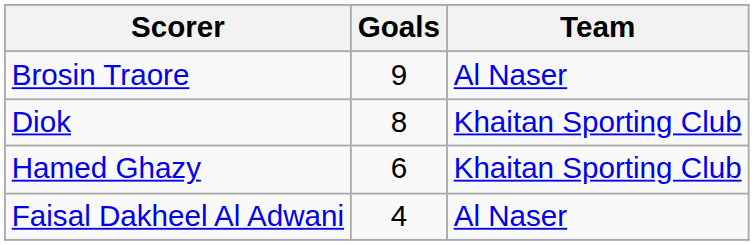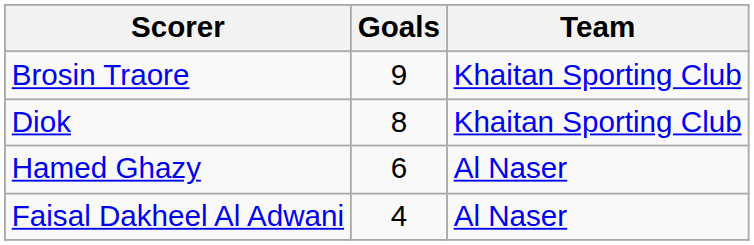(510, 74) Al Naser -> (598, 74) Khaitan Sporting Club
(598, 168) Khaitan Sporting Club -> (510, 168) Al Naser
